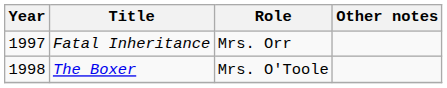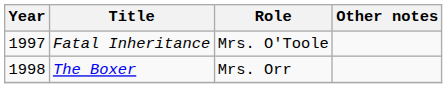(255, 43) Mrs. Orr -> (273, 43) Mrs. O'Toole
(273, 69) Mrs. O'Toole -> (255, 69) Mrs. Orr
